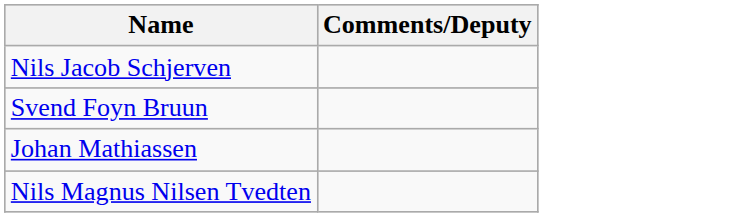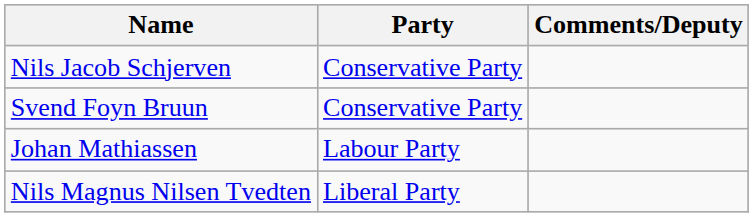+ column: (423, 25)
